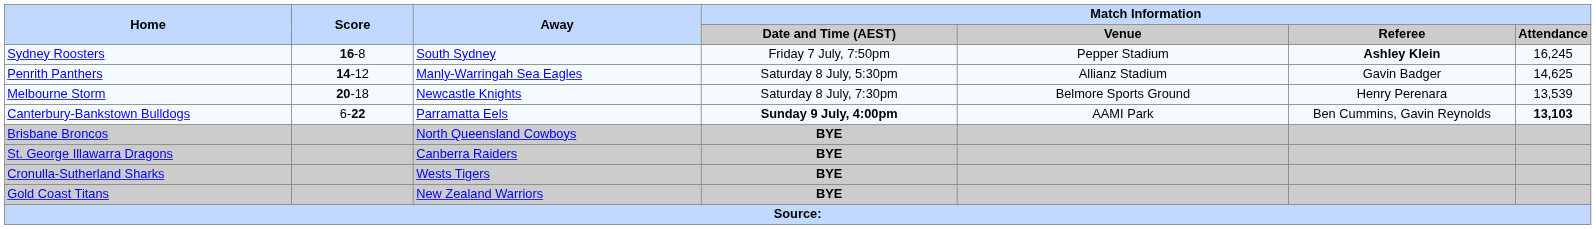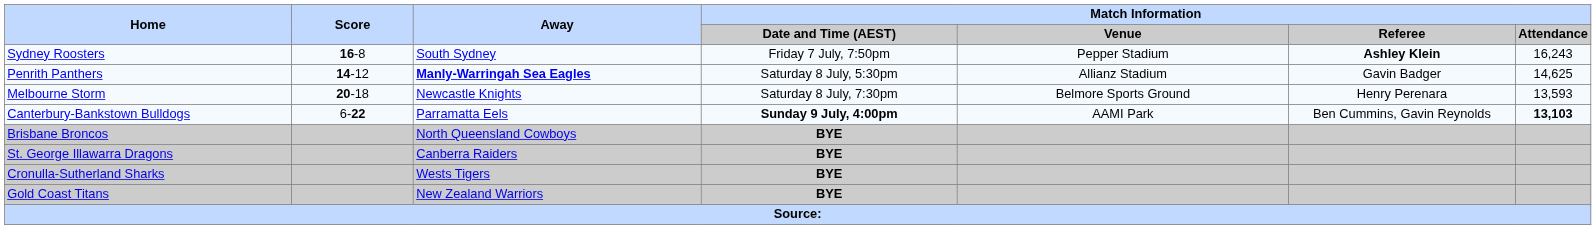(1553, 54) 16,245 -> (1553, 54) 16,243
(499, 74) normal -> (503, 74) bold
(1553, 94) 13,539 -> (1553, 94) 13,593
